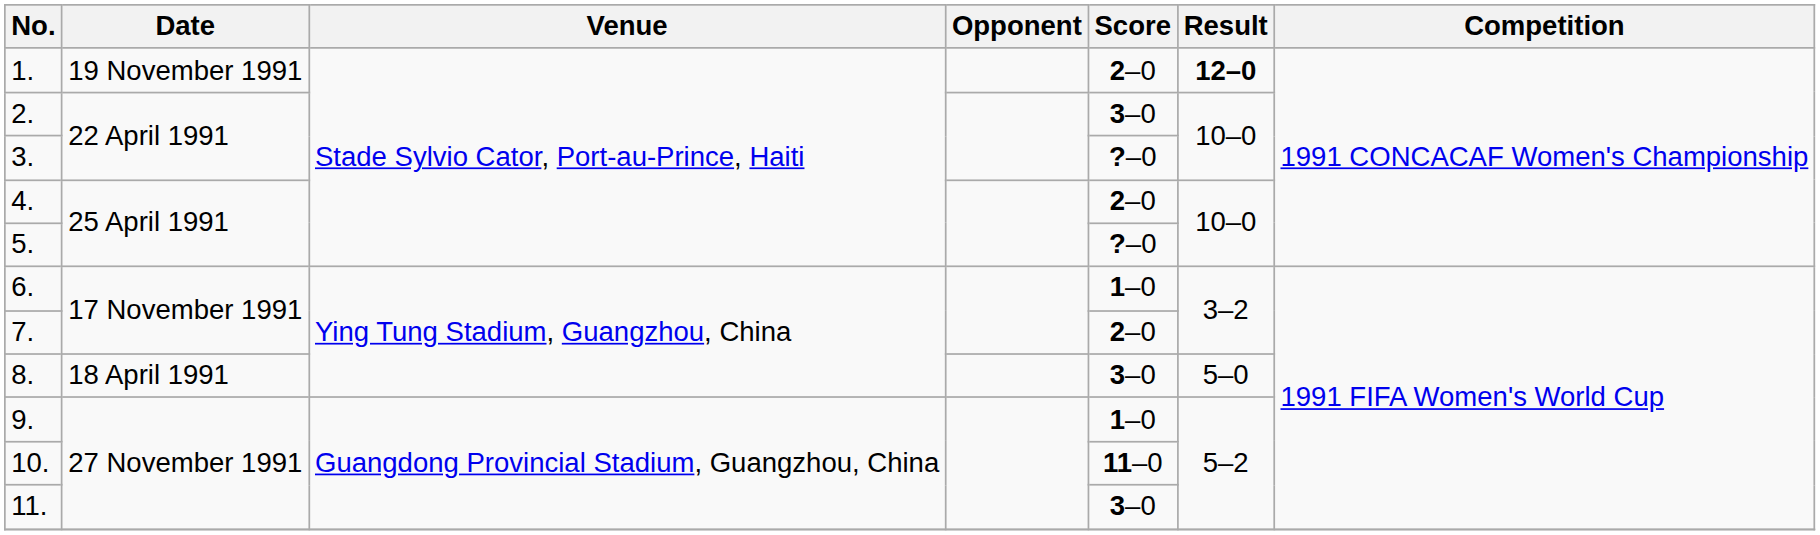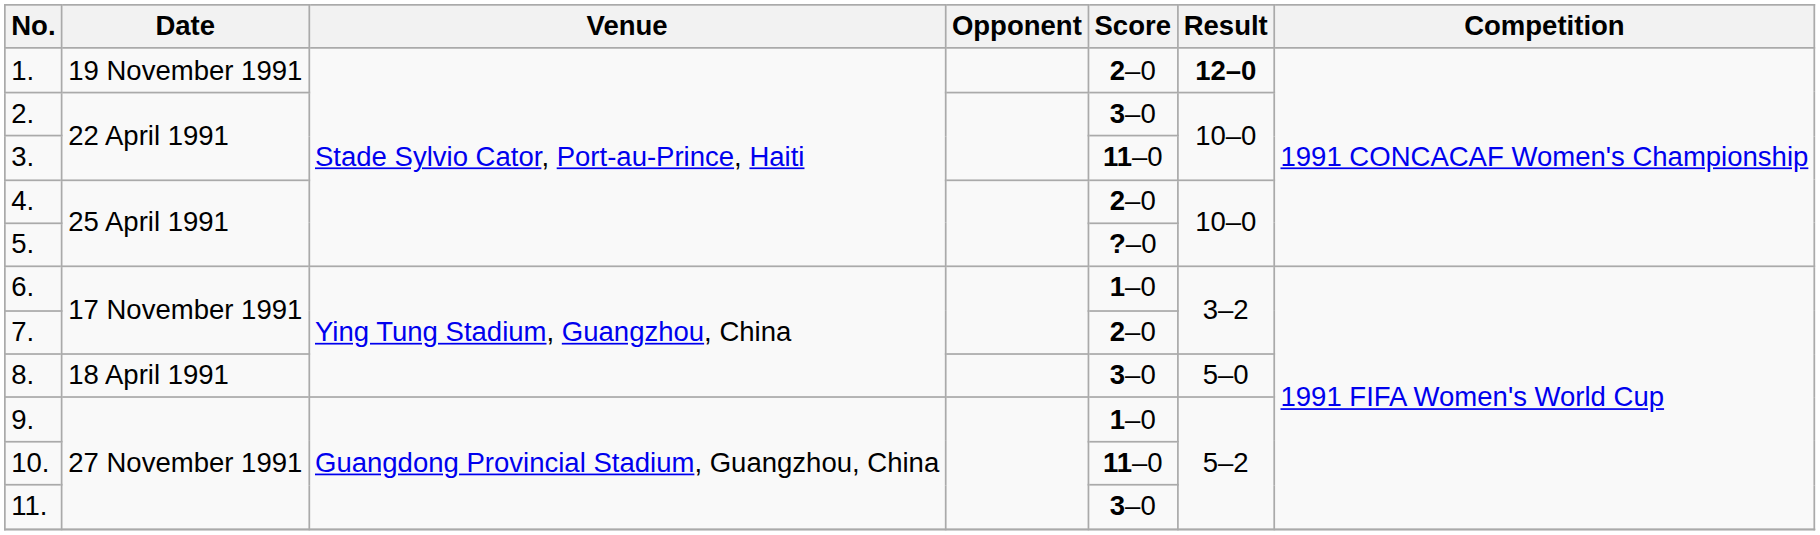(1133, 157) ?–0 -> (1133, 157) 11–0
